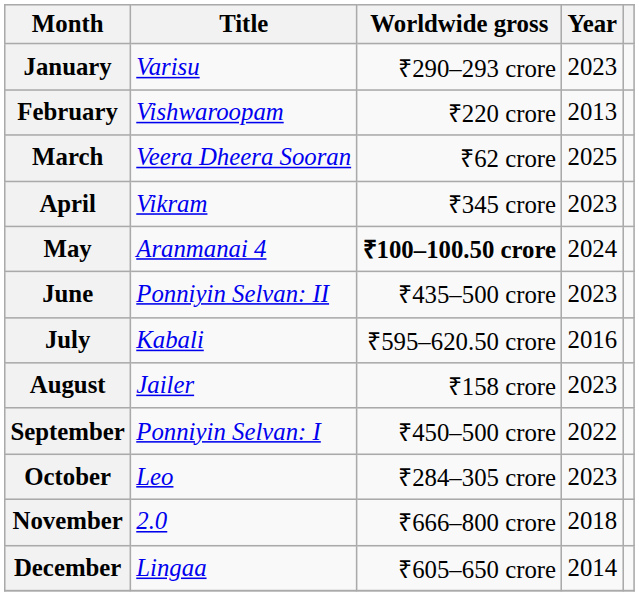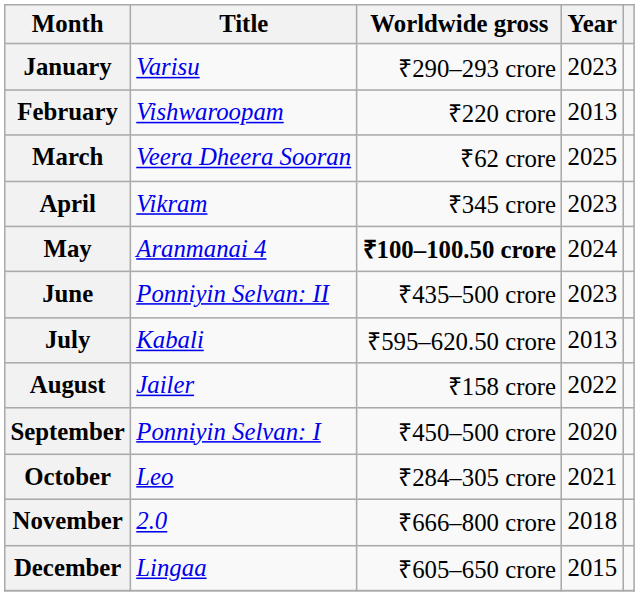(592, 339) 2016 -> (592, 339) 2013
(592, 385) 2023 -> (592, 385) 2022
(592, 430) 2022 -> (592, 430) 2020
(592, 476) 2023 -> (592, 476) 2021
(592, 567) 2014 -> (592, 567) 2015
